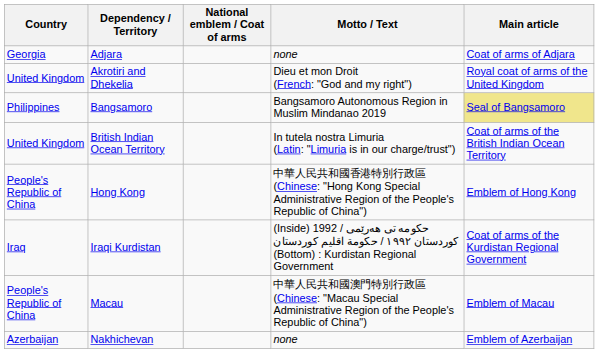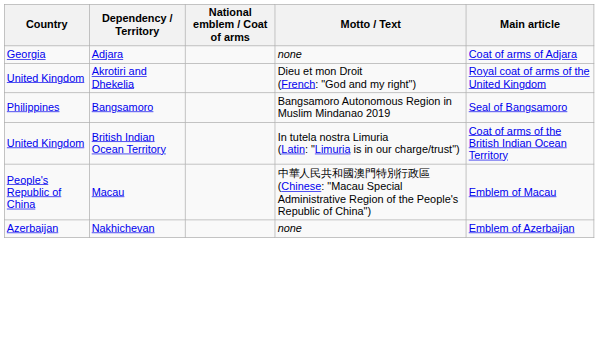(516, 107) khaki background -> (518, 107) no background
- row: (118, 192)
- row: (126, 247)
